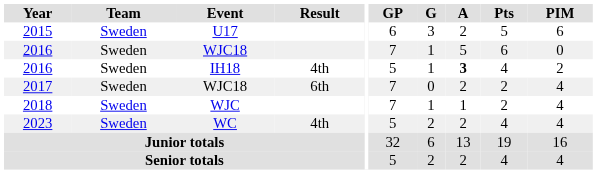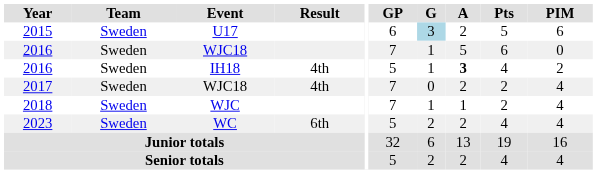(431, 31) no background -> (431, 31) lightblue background
(320, 86) 6th -> (320, 86) 4th
(320, 123) 4th -> (320, 123) 6th
